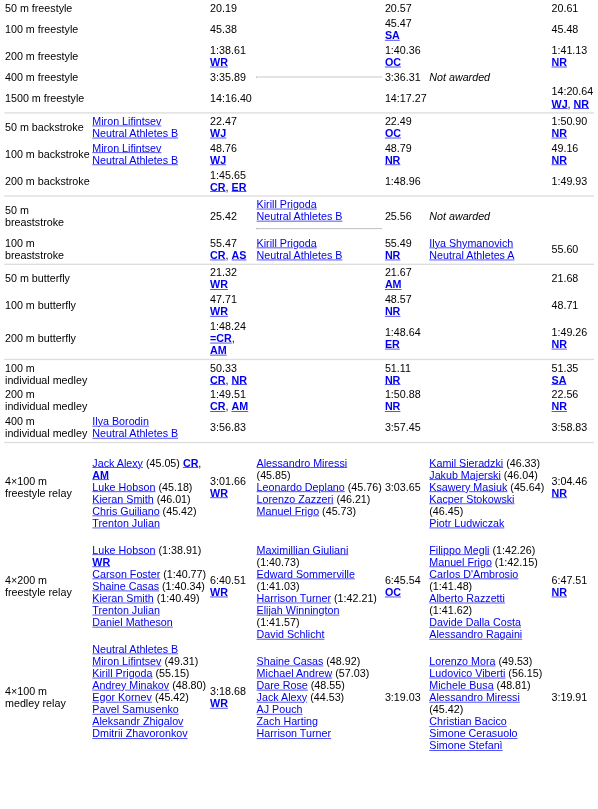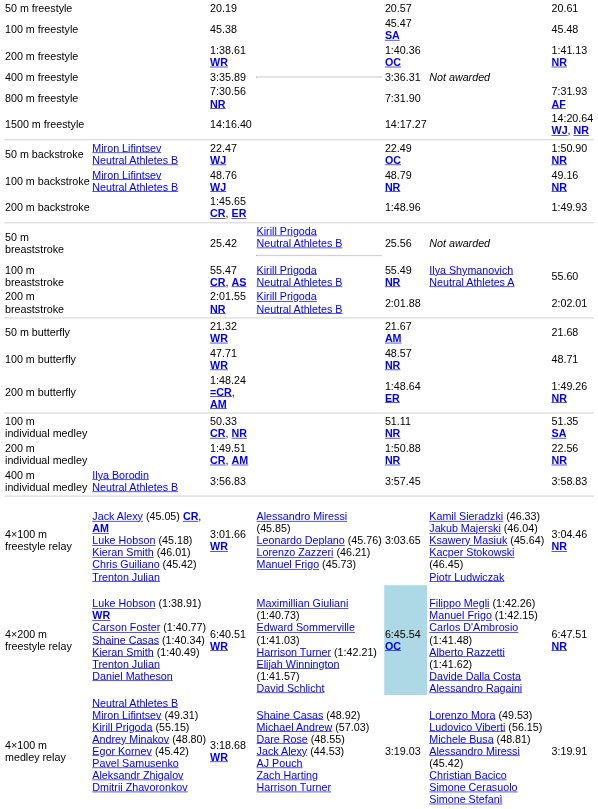+ row: (42, 98)
+ row: (35, 303)
(403, 586) no background -> (403, 640) lightblue background
